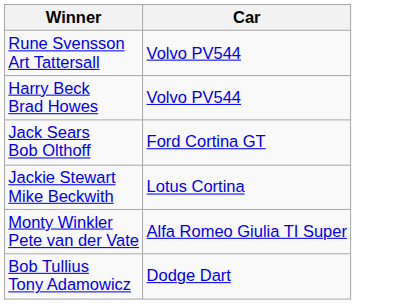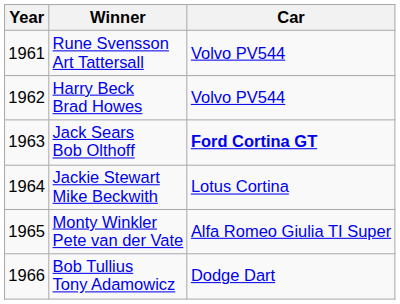+ column: (27, 17)
(206, 142) normal -> (254, 142) bold
